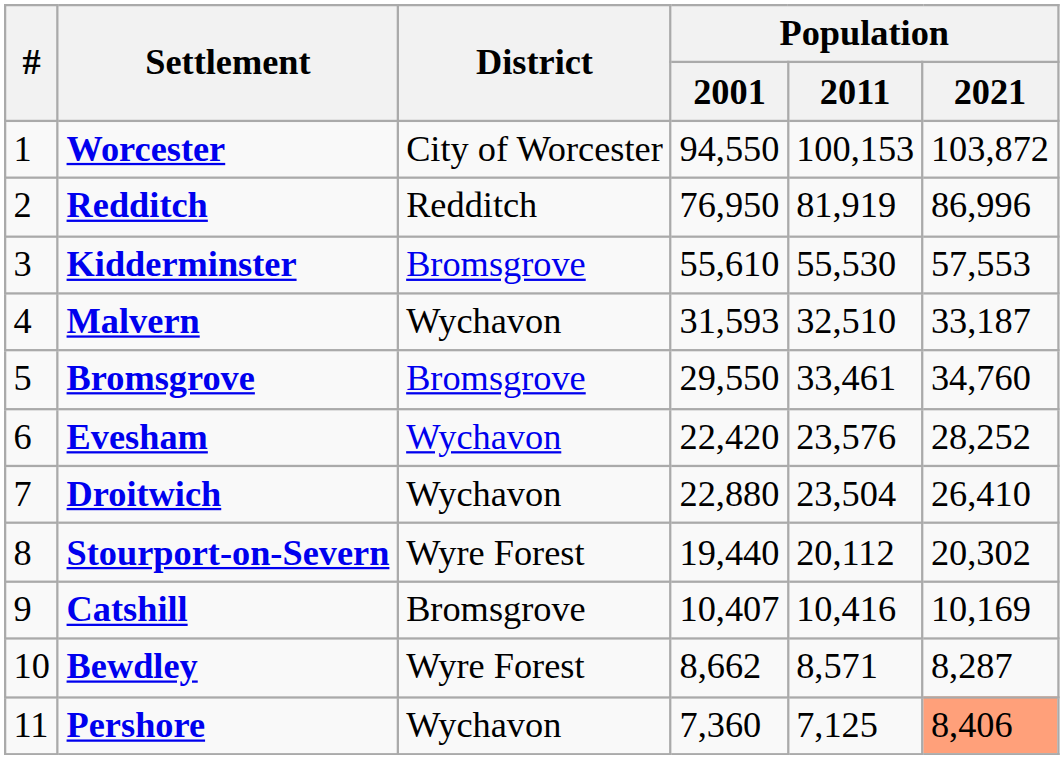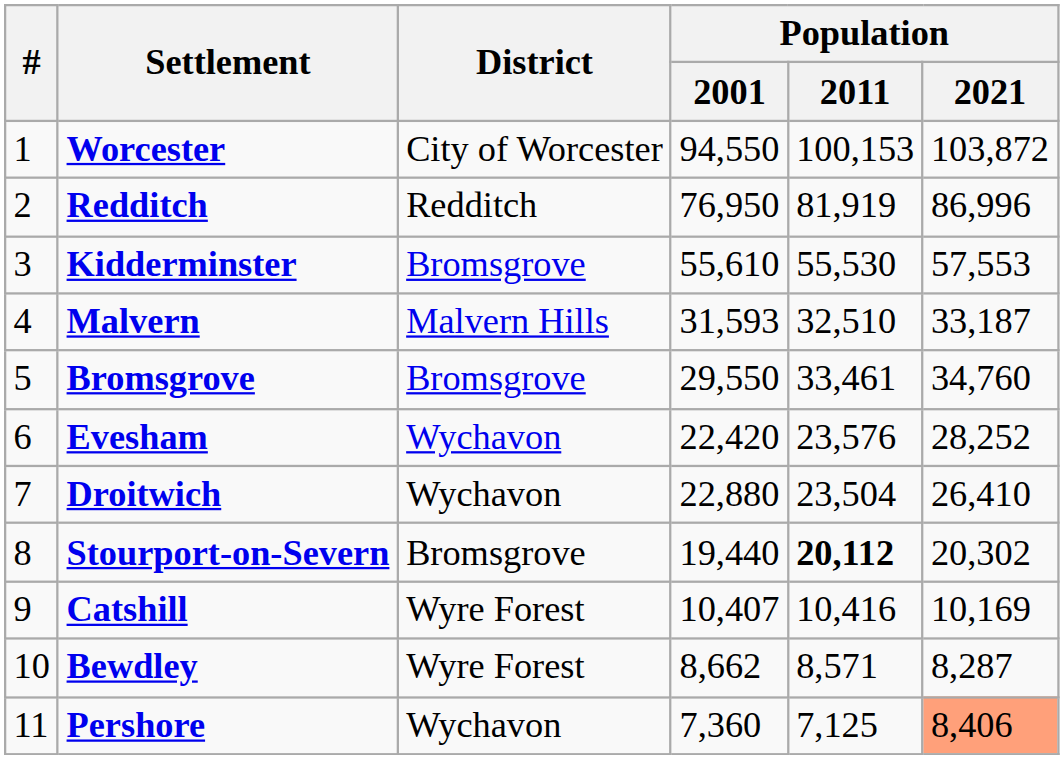(484, 321) Wychavon -> (508, 321) Malvern Hills
(495, 551) Wyre Forest -> (496, 551) Bromsgrove
(845, 551) normal -> (845, 551) bold
(496, 609) Bromsgrove -> (495, 609) Wyre Forest
